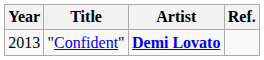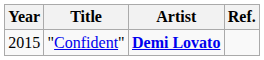(24, 42) 2013 -> (24, 42) 2015
